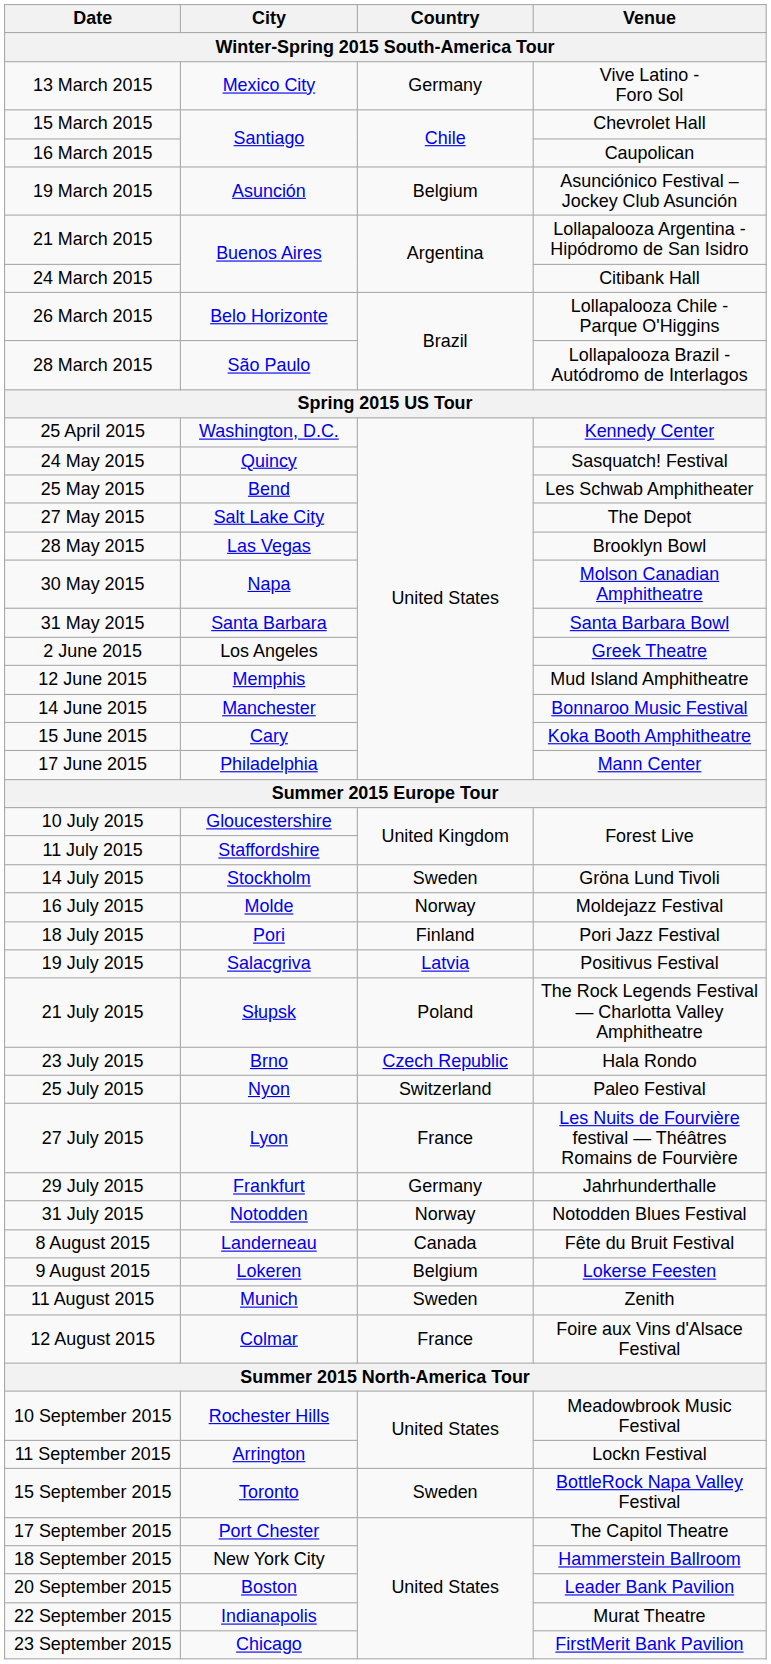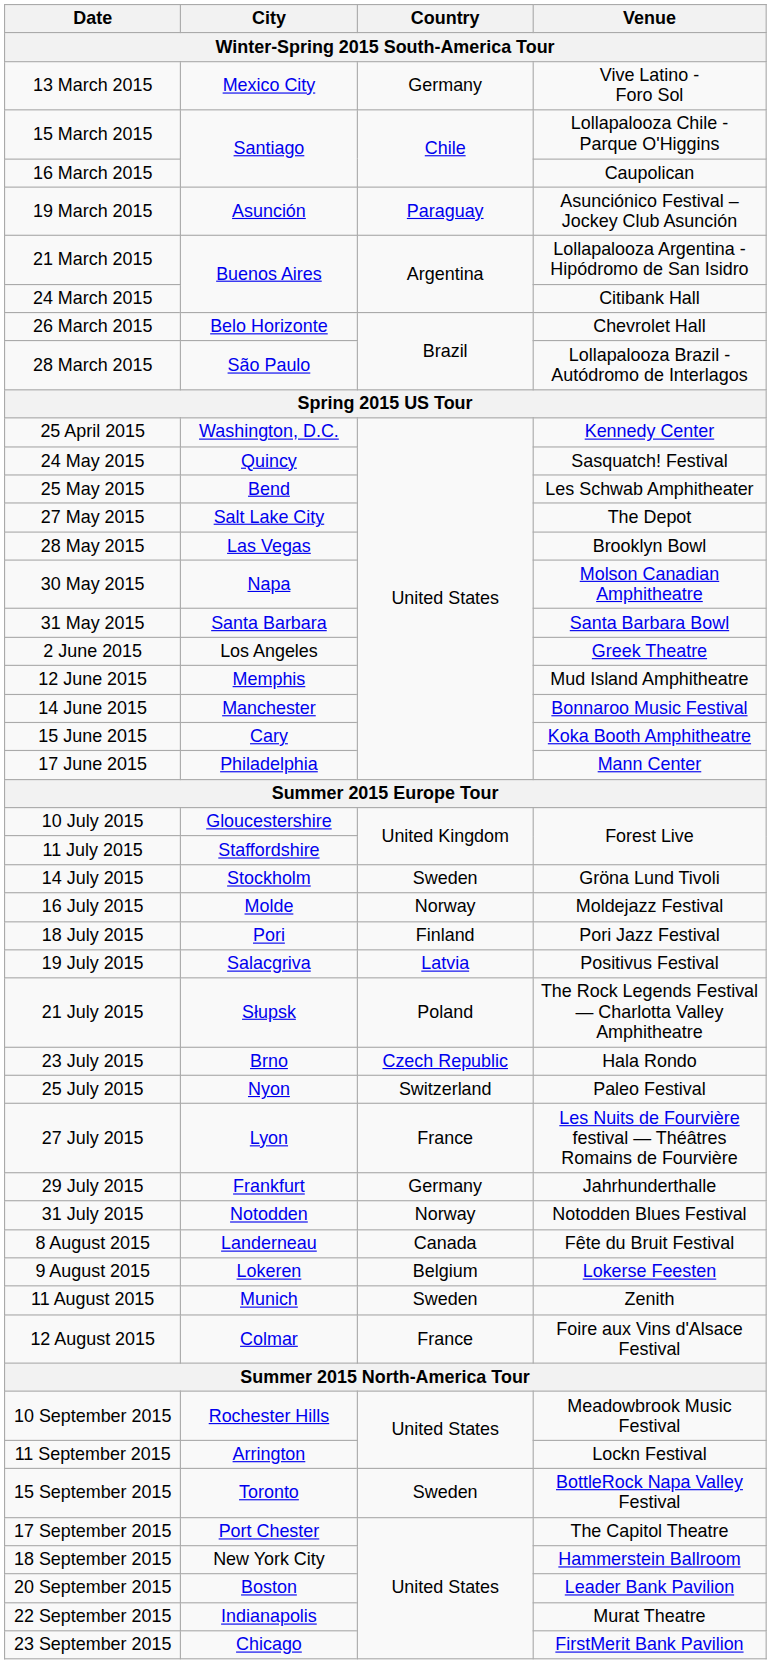(649, 124) Chevrolet Hall -> (649, 134) Lollapalooza Chile - Parque O'Higgins
(445, 191) Belgium -> (445, 211) Paraguay
(649, 316) Lollapalooza Chile - Parque O'Higgins -> (649, 326) Chevrolet Hall
